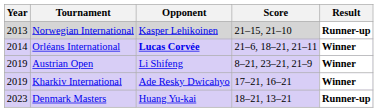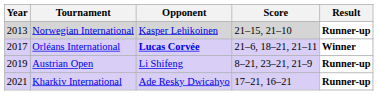(17, 47) 2014 -> (17, 47) 2017
(339, 64) Winner -> (346, 64) Runner-up
(17, 81) 2019 -> (17, 81) 2021
(339, 81) Winner -> (346, 81) Runner-up
- row: (69, 98)
